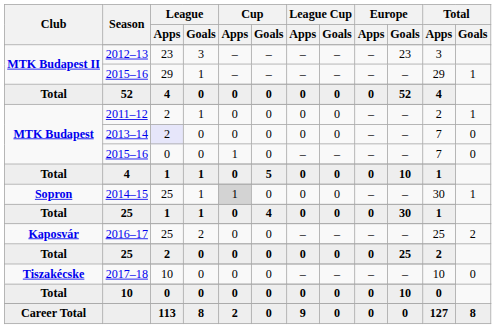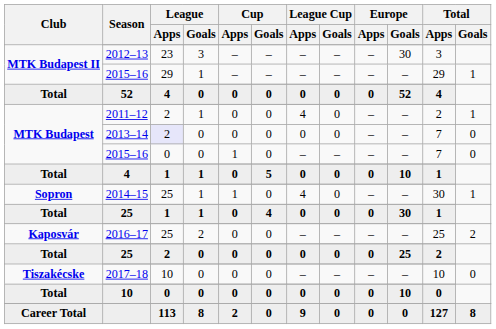(405, 54) 23 -> (405, 54) 30
(303, 114) 0 -> (303, 114) 4
(235, 194) lightgrey background -> (235, 194) no background
(303, 194) 0 -> (303, 194) 4
